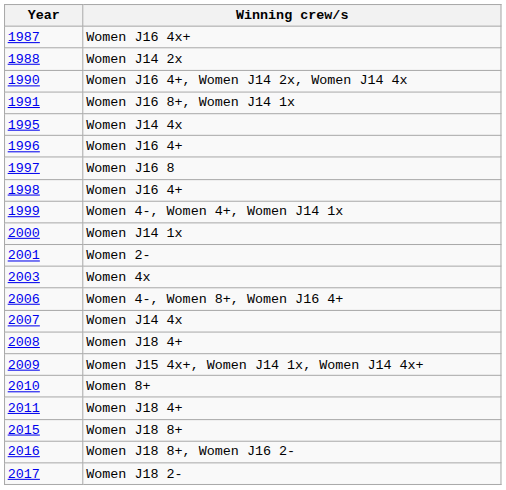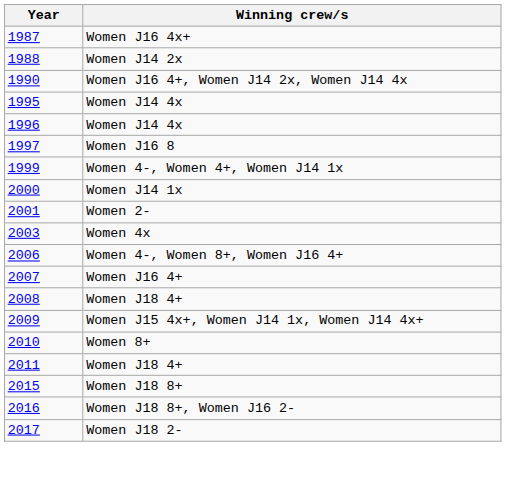- row: (24, 103)
(134, 146) Women J16 4+ -> (134, 125) Women J14 4x
- row: (24, 190)
(134, 321) Women J14 4x -> (134, 277) Women J16 4+
